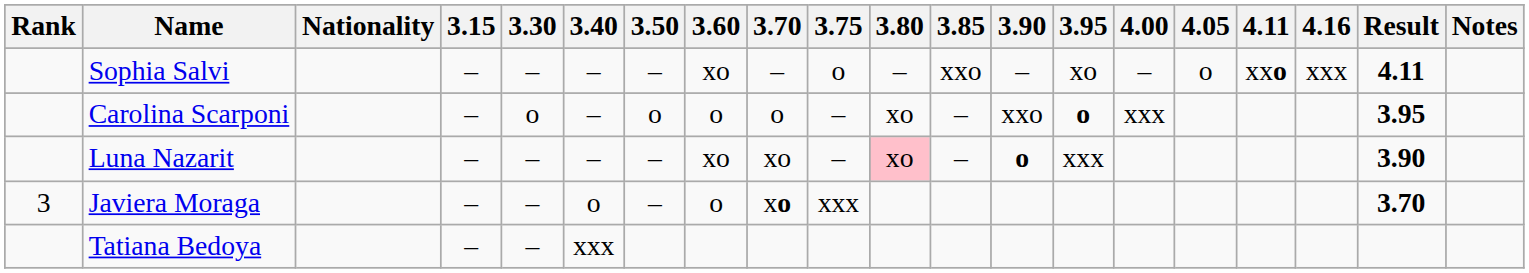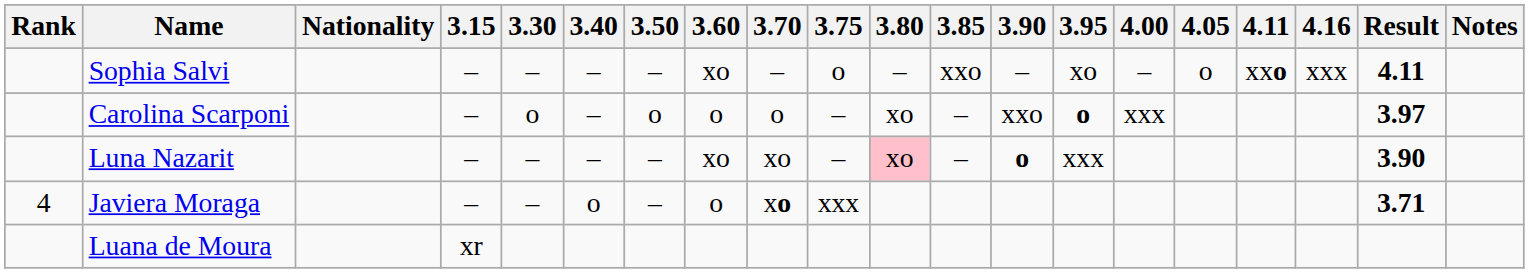(1401, 114) 3.95 -> (1401, 114) 3.97
(44, 202) 3 -> (44, 202) 4
(1401, 202) 3.70 -> (1401, 202) 3.71
- row: (175, 245)
+ row: (180, 245)
